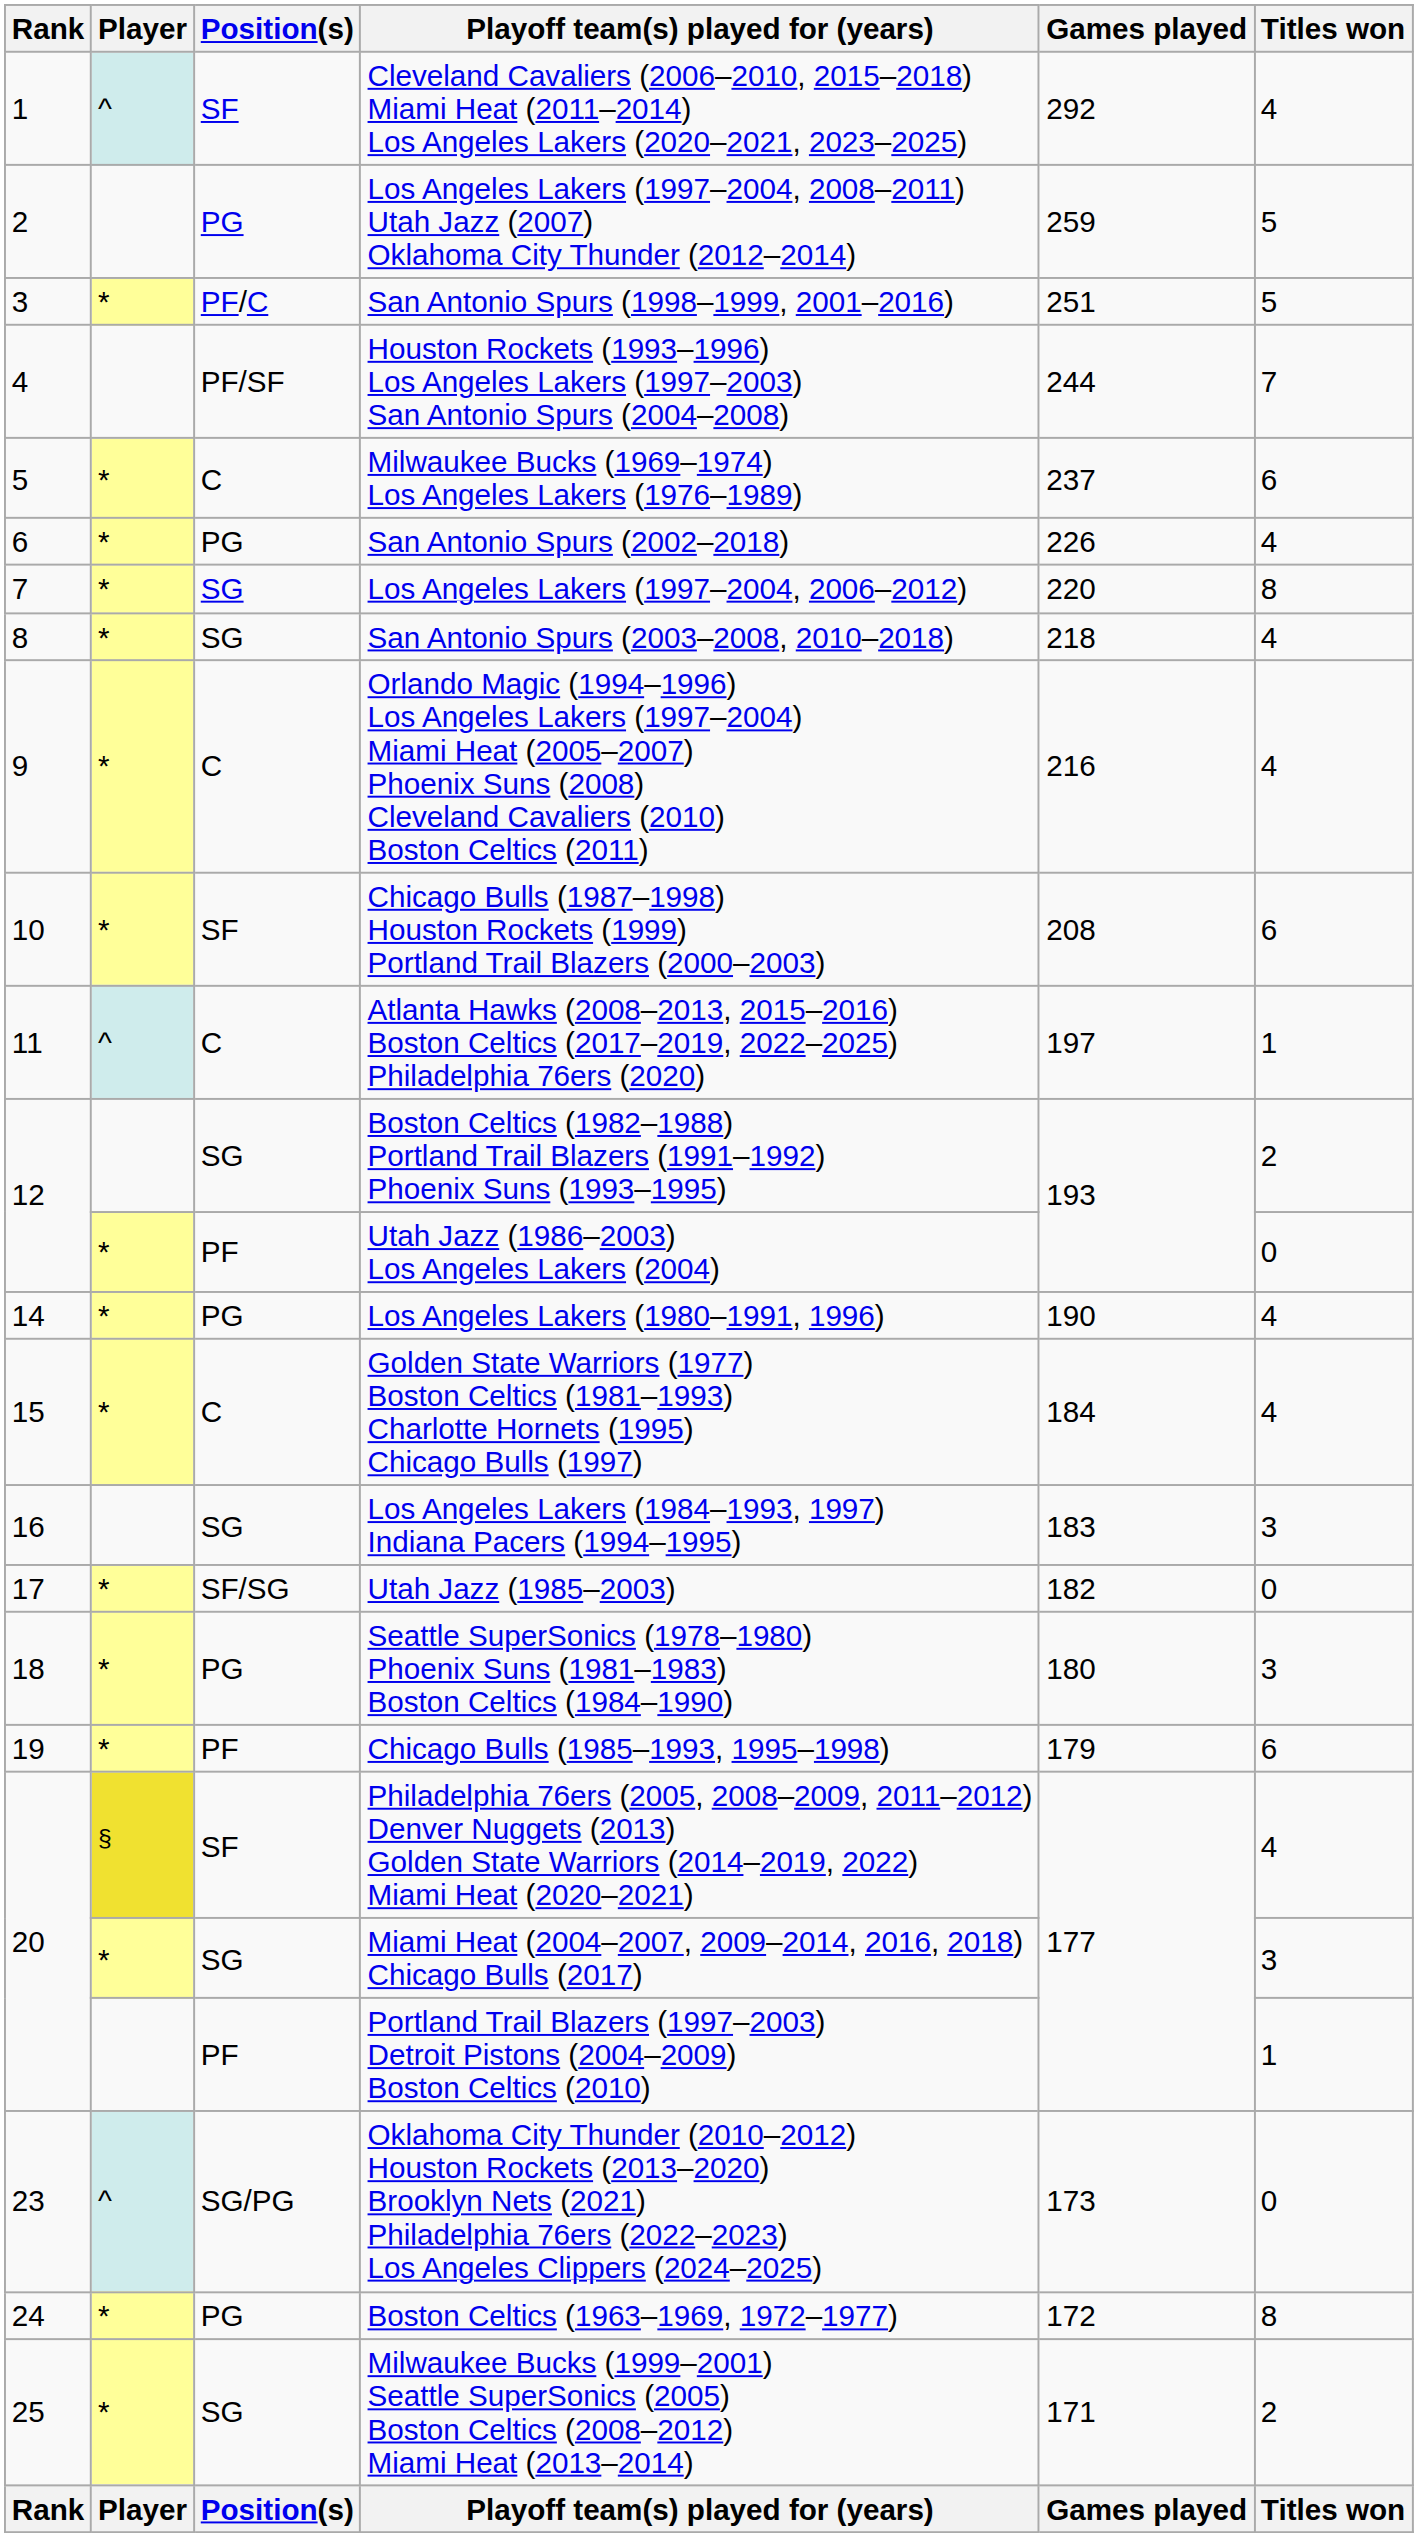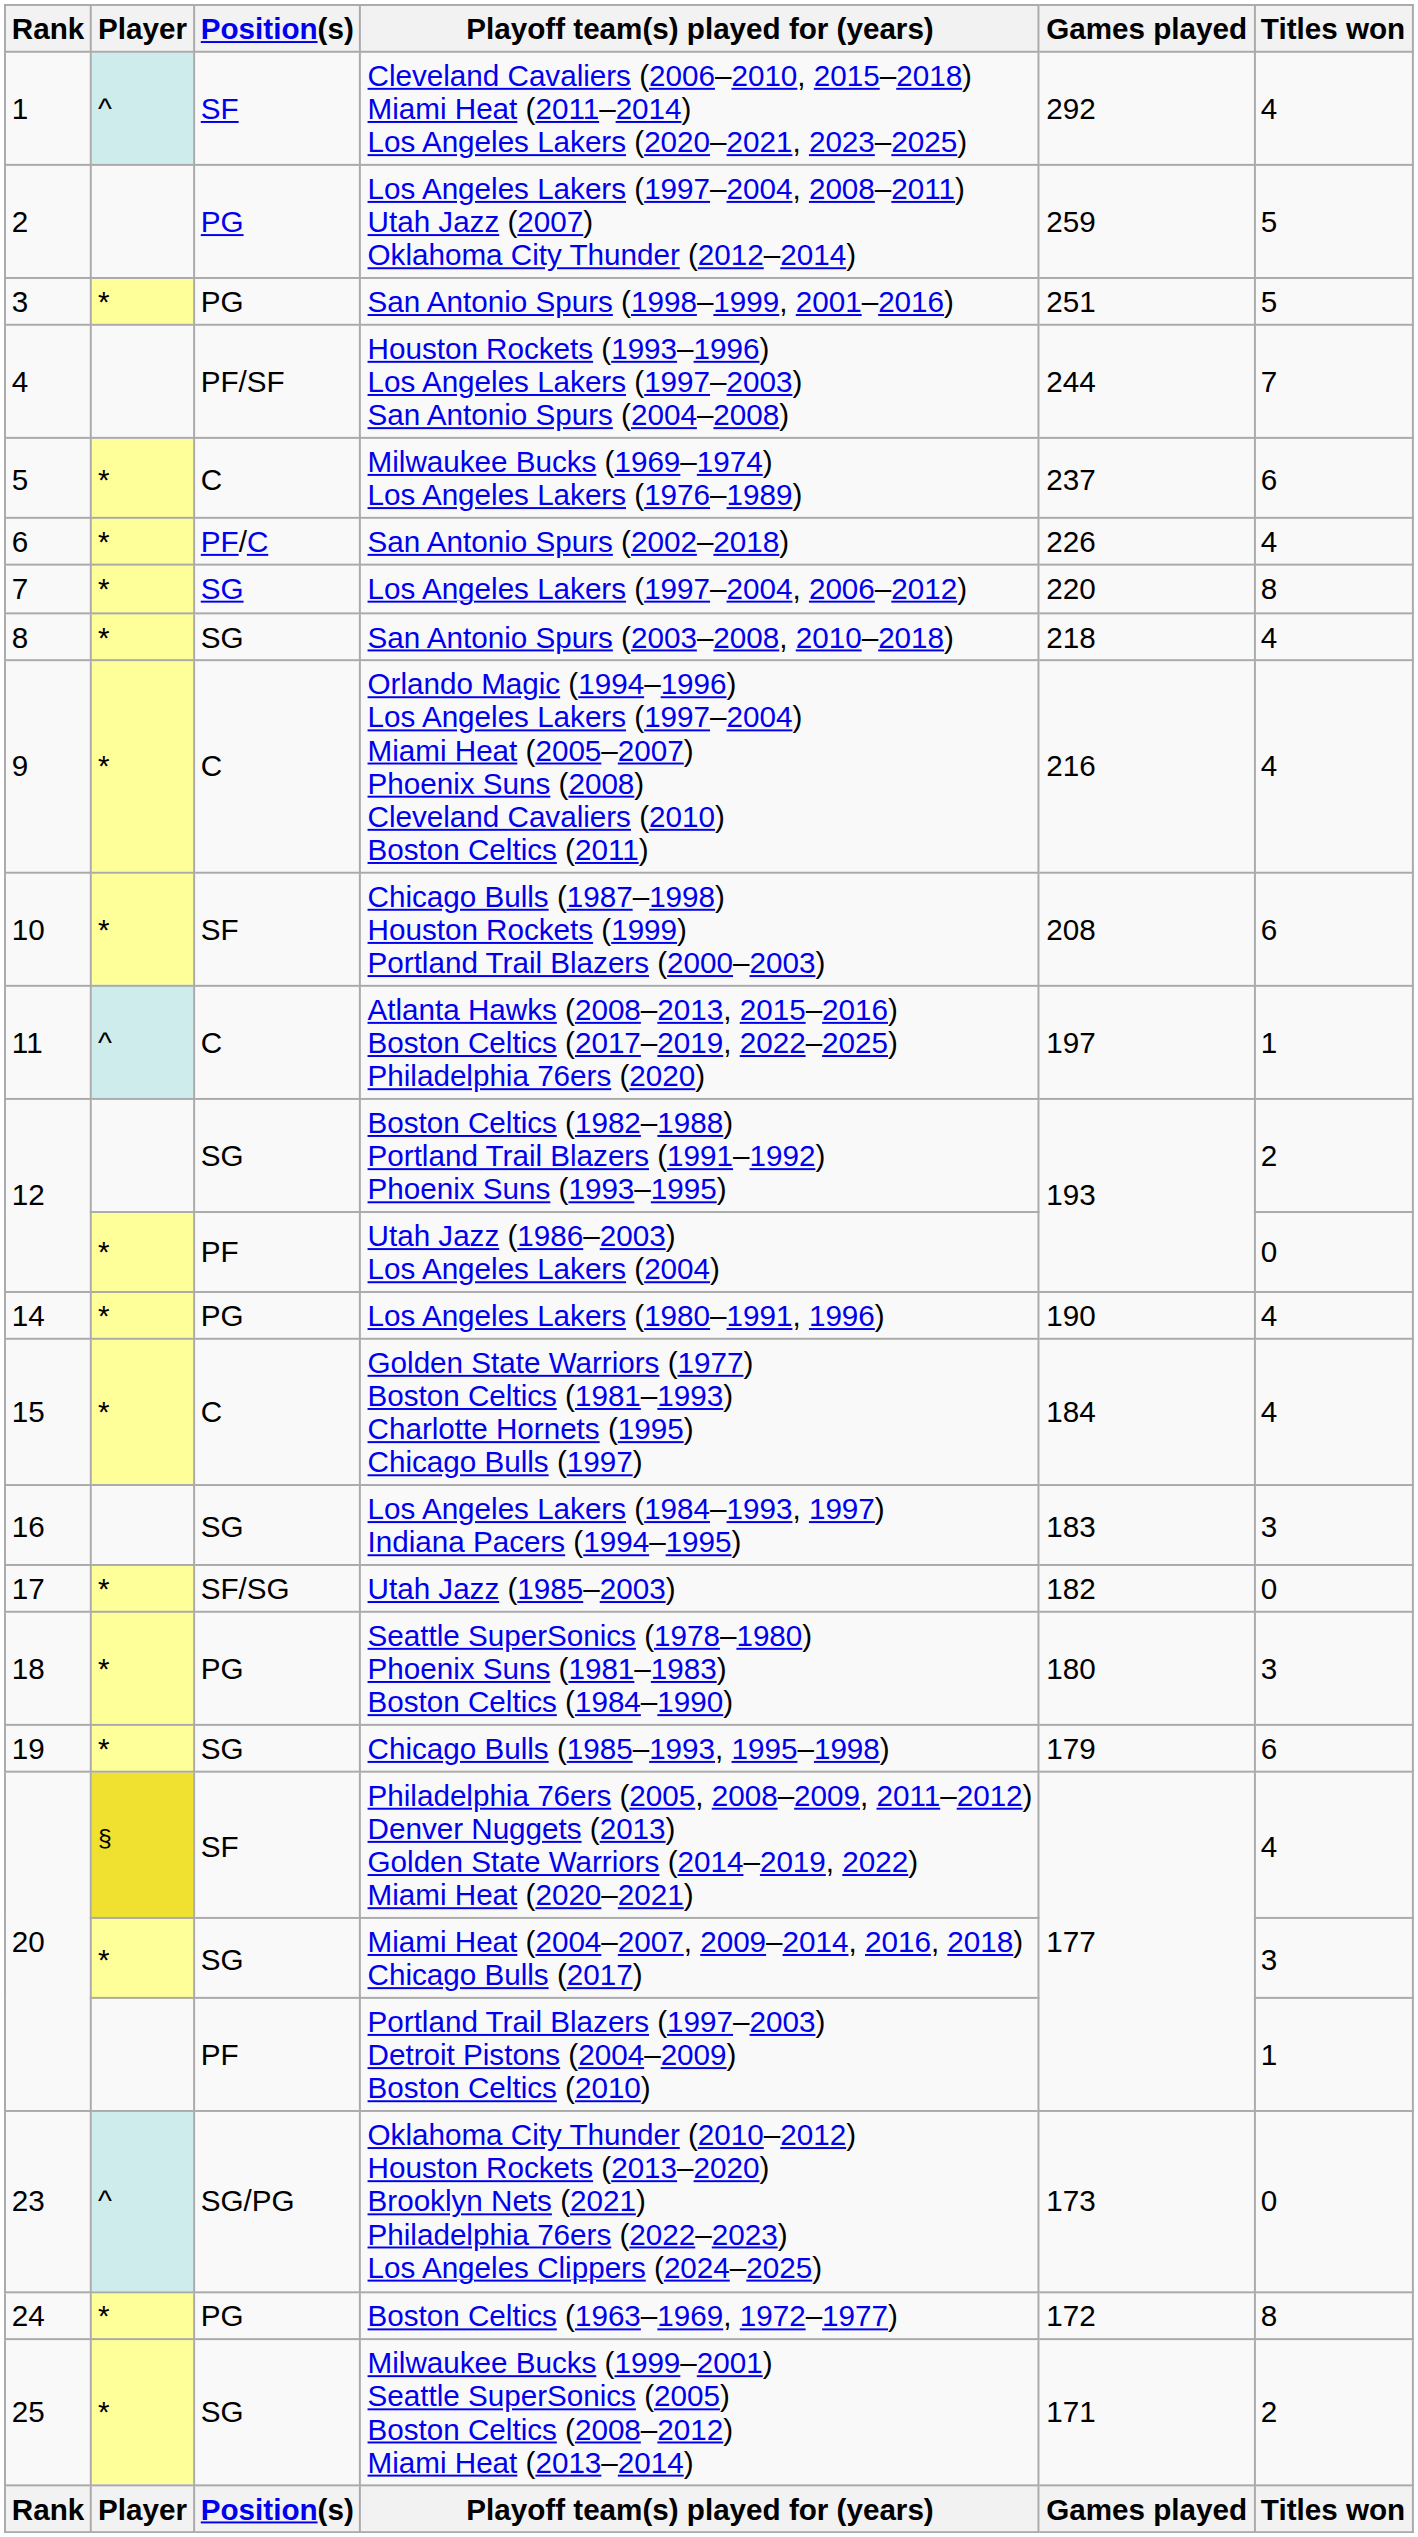(235, 302) PF/C -> (222, 302) PG
(222, 542) PG -> (235, 542) PF/C
(220, 1749) PF -> (222, 1749) SG
